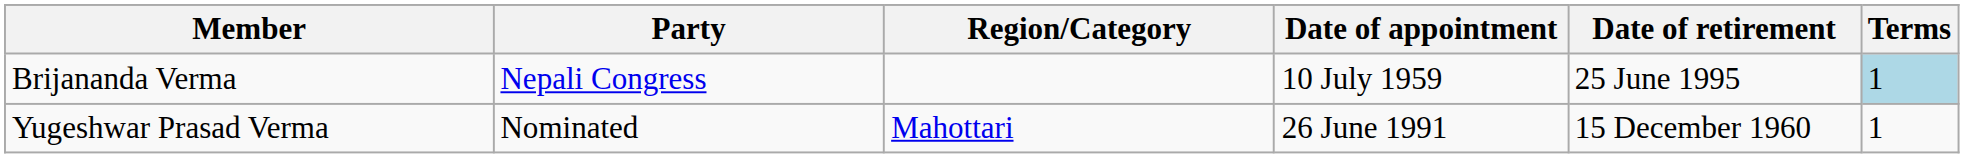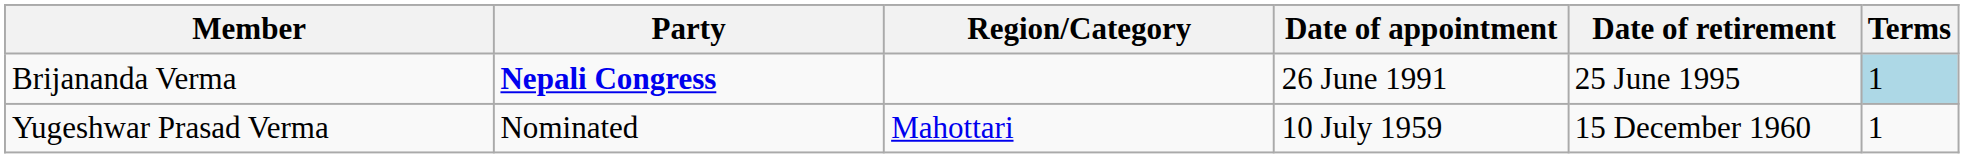(603, 78) normal -> (608, 78) bold
(1362, 78) 10 July 1959 -> (1365, 78) 26 June 1991
(1365, 127) 26 June 1991 -> (1362, 127) 10 July 1959
